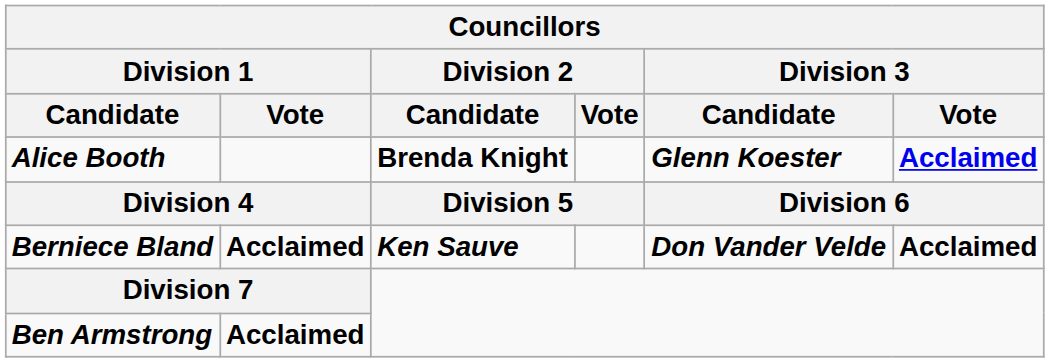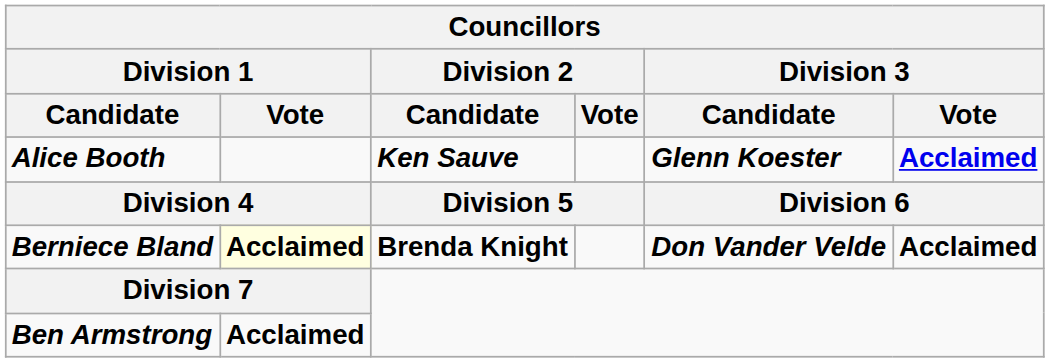(473, 158) Brenda Knight -> (448, 158) Ken Sauve
(295, 246) no background -> (295, 246) lightyellow background
(448, 246) Ken Sauve -> (473, 246) Brenda Knight
